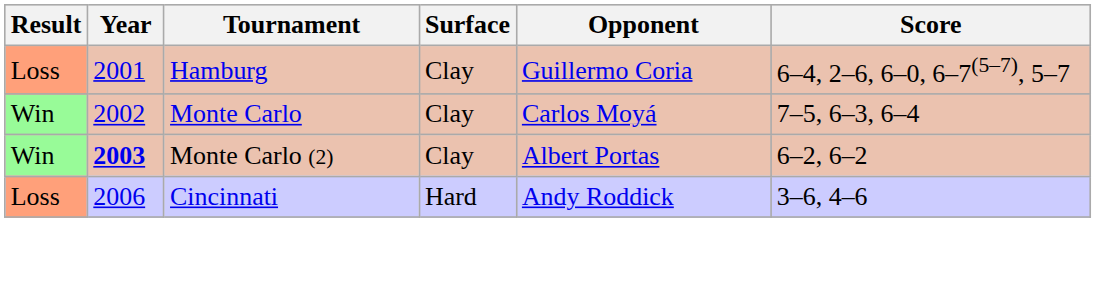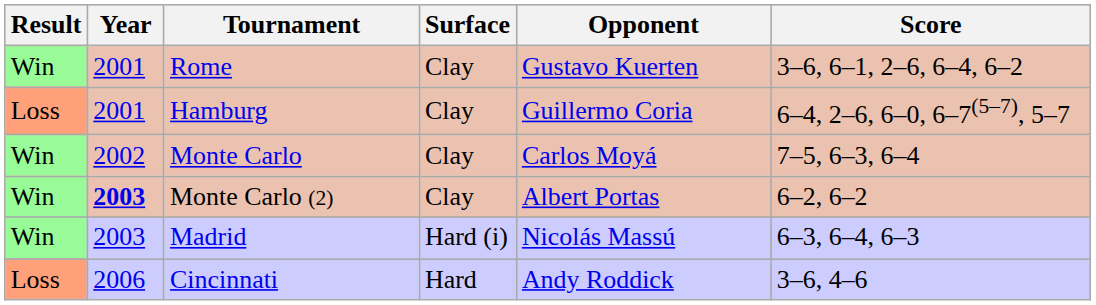+ row: (201, 66)
+ row: (208, 237)
